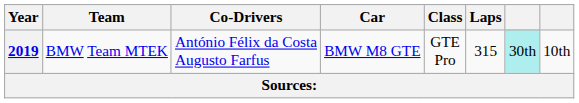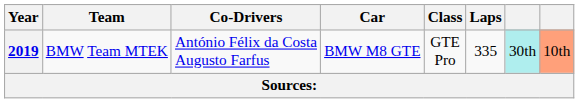(486, 51) 315 -> (486, 51) 335
(557, 51) no background -> (557, 51) lightsalmon background
